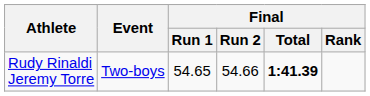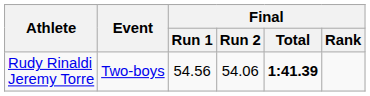(192, 72) 54.65 -> (192, 72) 54.56
(240, 72) 54.66 -> (240, 72) 54.06
